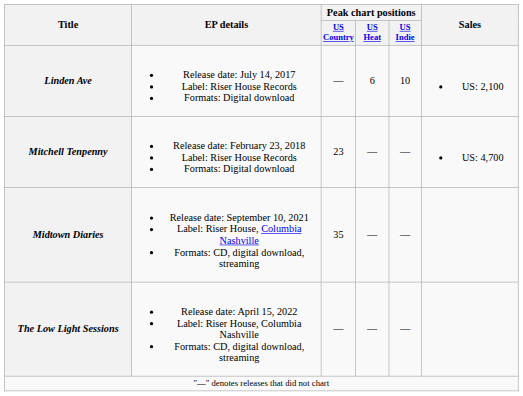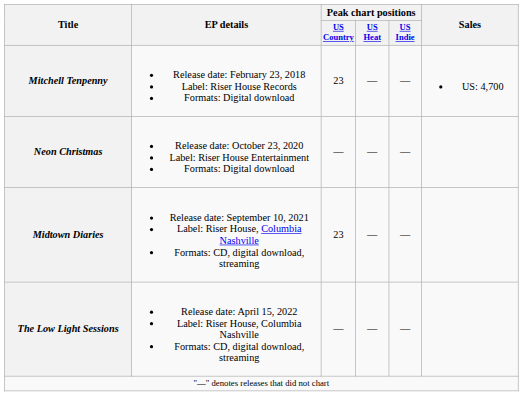- row: (68, 80)
+ row: (68, 152)
(338, 234) 35 -> (338, 234) 23
